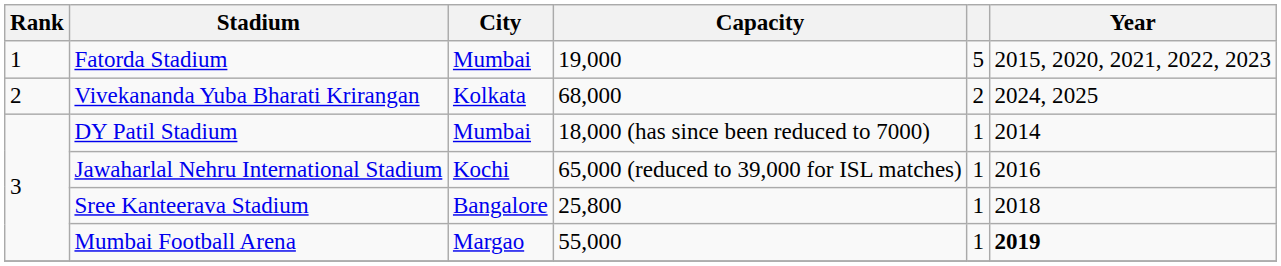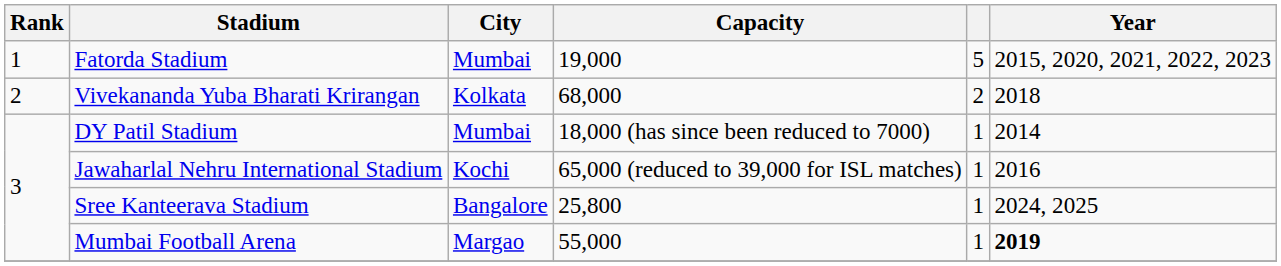(1046, 95) 2024, 2025 -> (1018, 95) 2018
(1018, 205) 2018 -> (1046, 205) 2024, 2025
